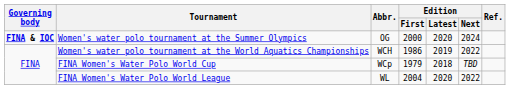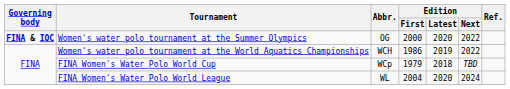(470, 37) 2024 -> (470, 37) 2022
(470, 78) 2022 -> (470, 78) 2024
